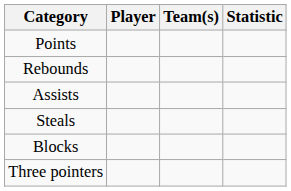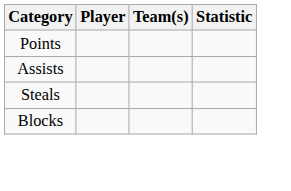- row: (56, 69)
- row: (56, 172)
